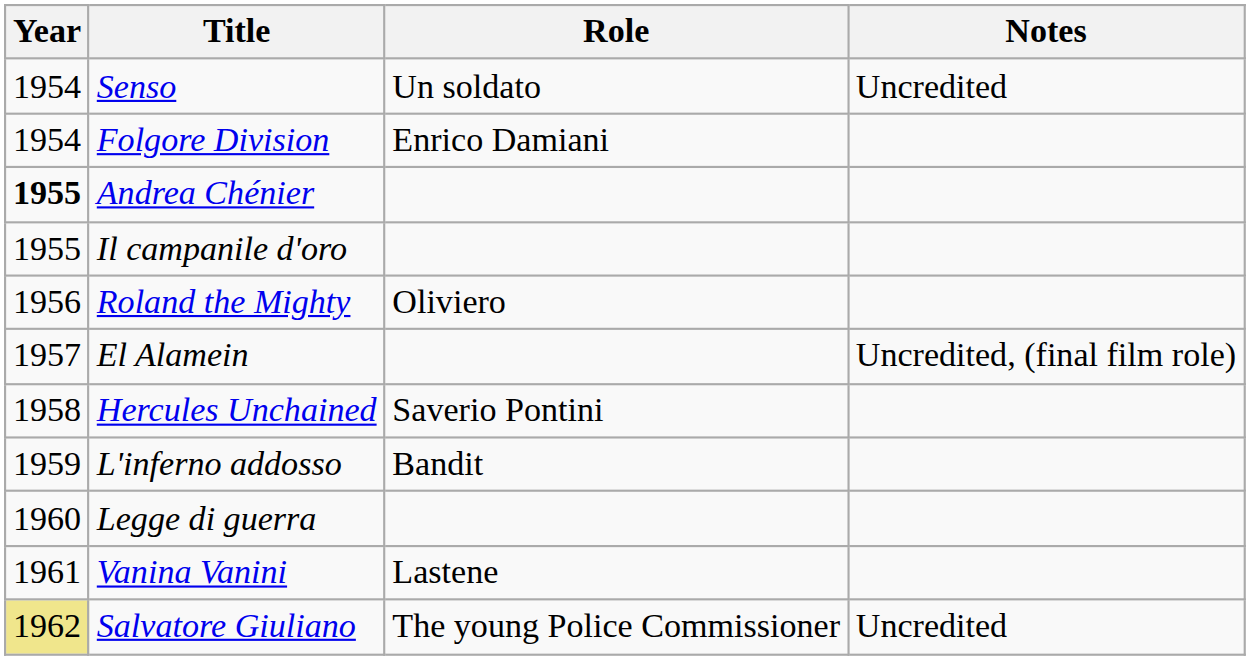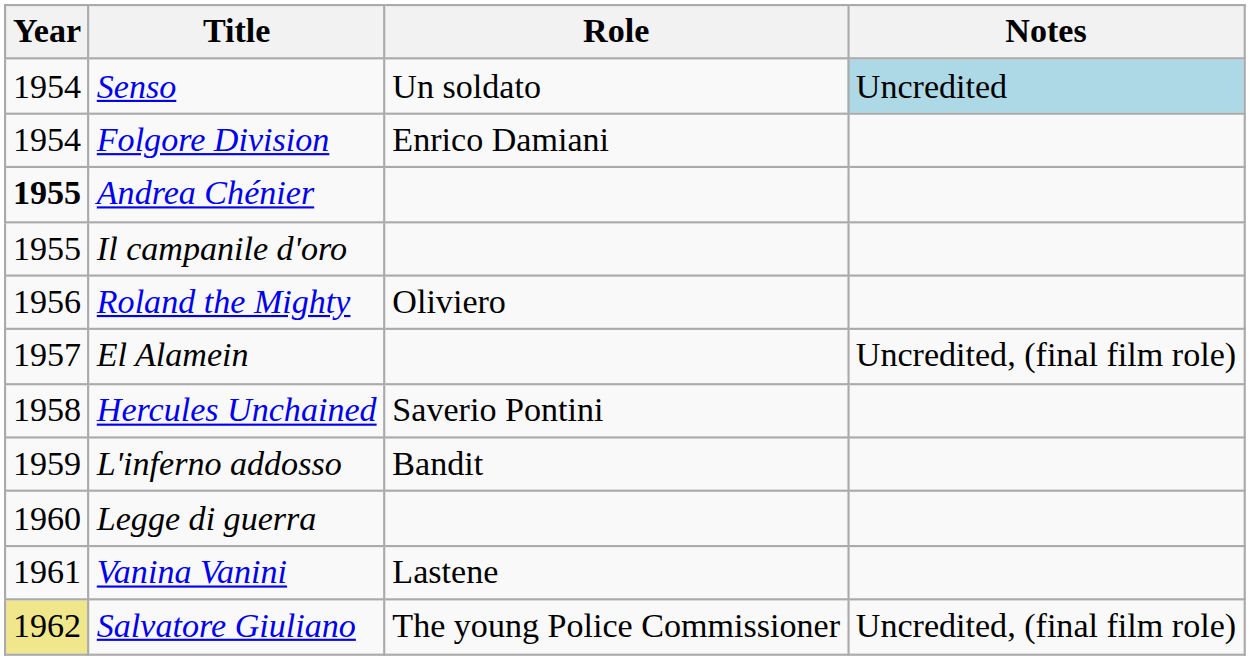(931, 85) no background -> (931, 85) lightblue background
(931, 626) Uncredited -> (1046, 626) Uncredited, (final film role)
